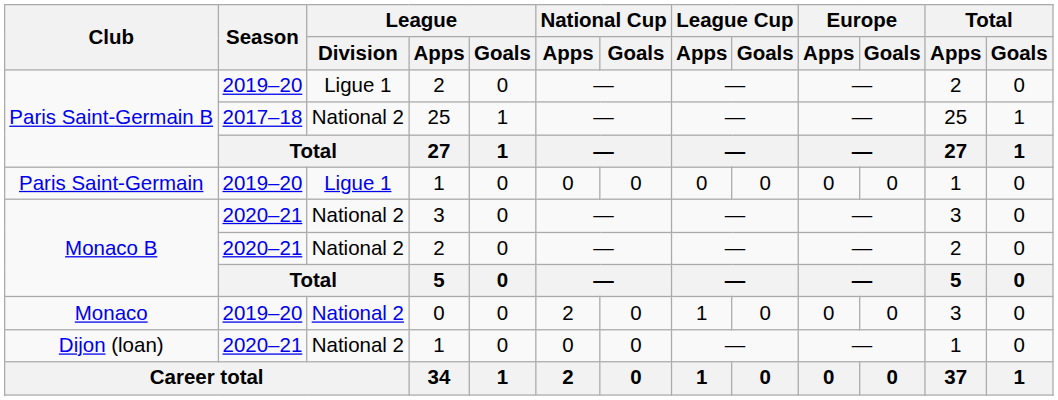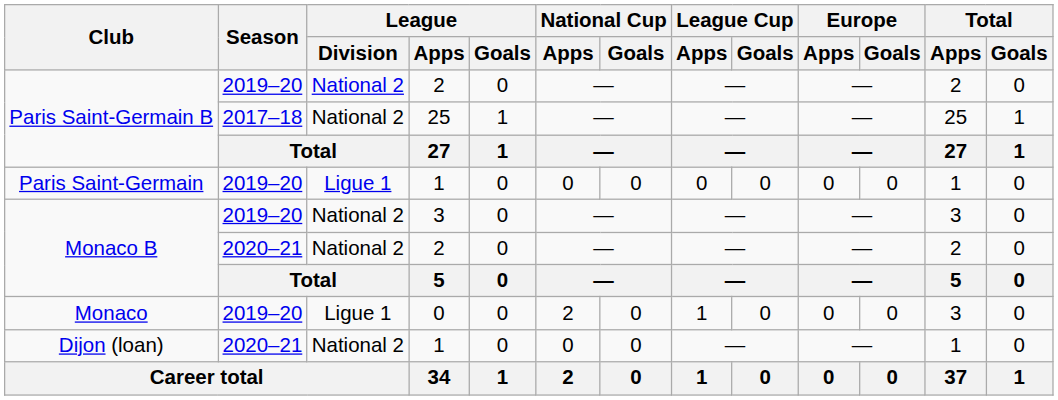(358, 85) Ligue 1 -> (358, 85) National 2
(262, 215) 2020–21 -> (262, 215) 2019–20
(358, 313) National 2 -> (358, 313) Ligue 1
